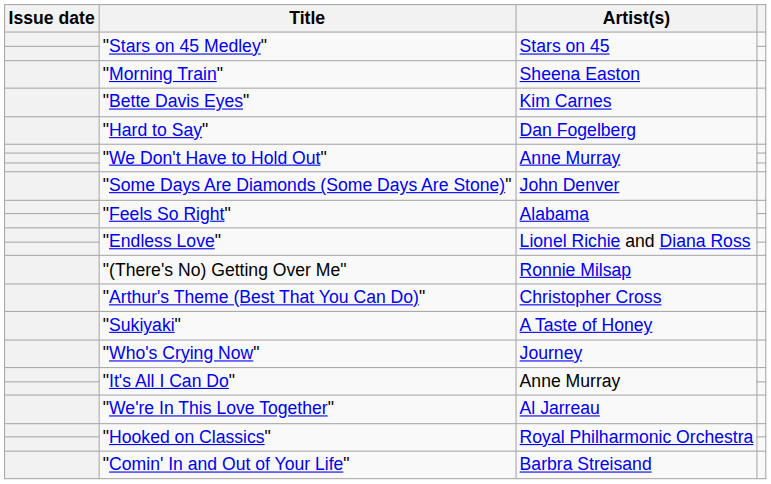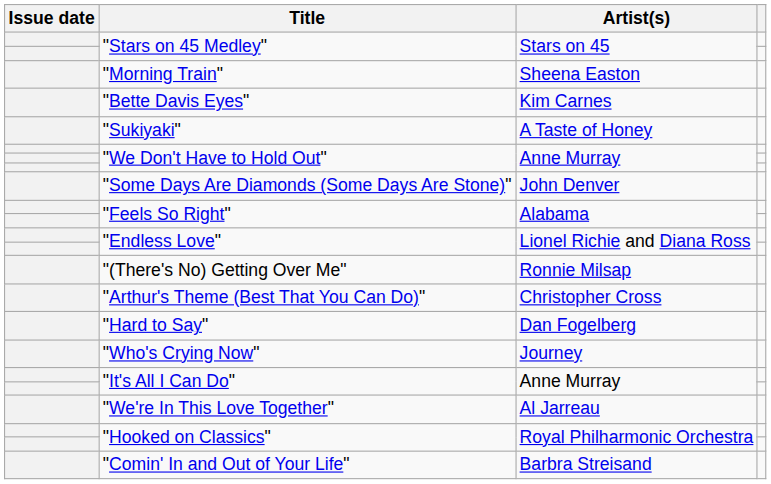rows swapped: (142, 325) <-> (156, 130)
